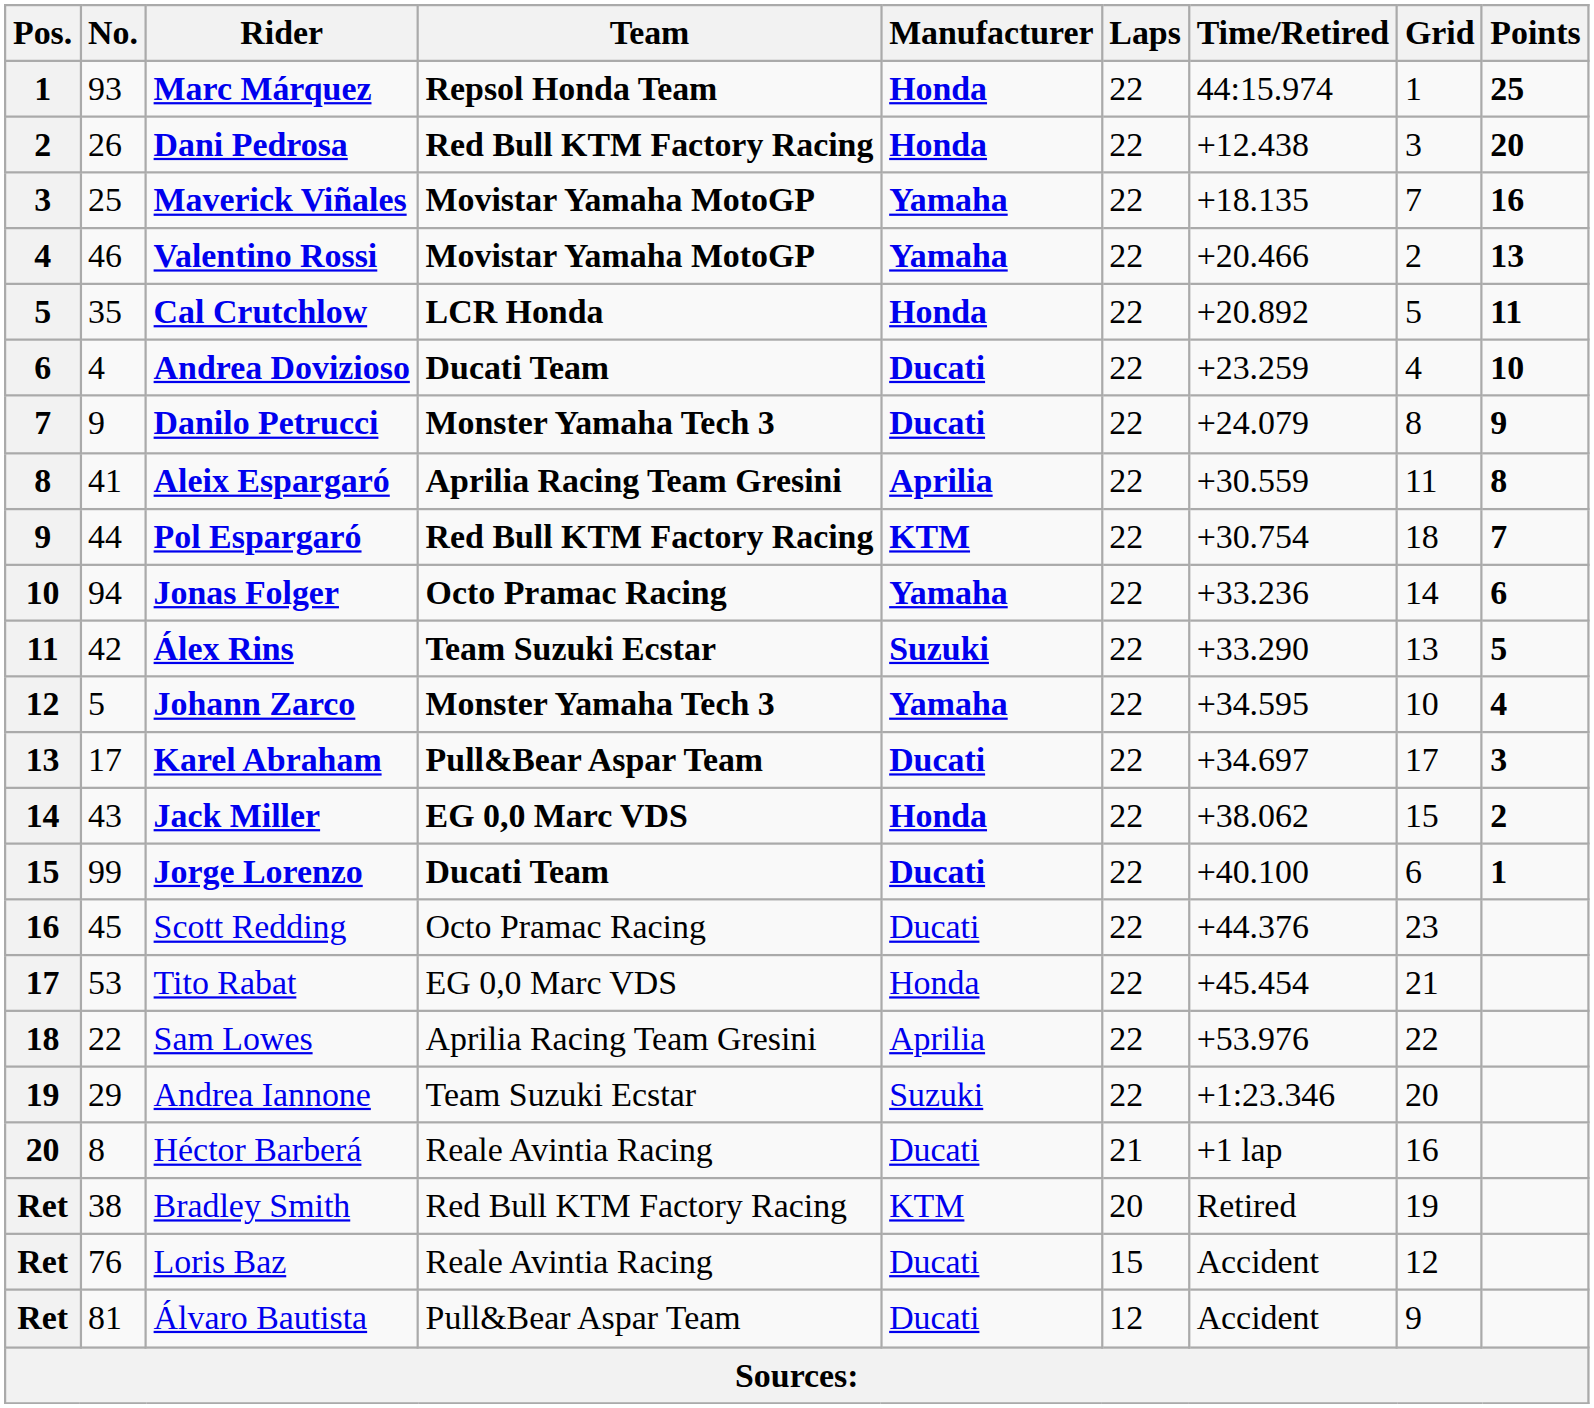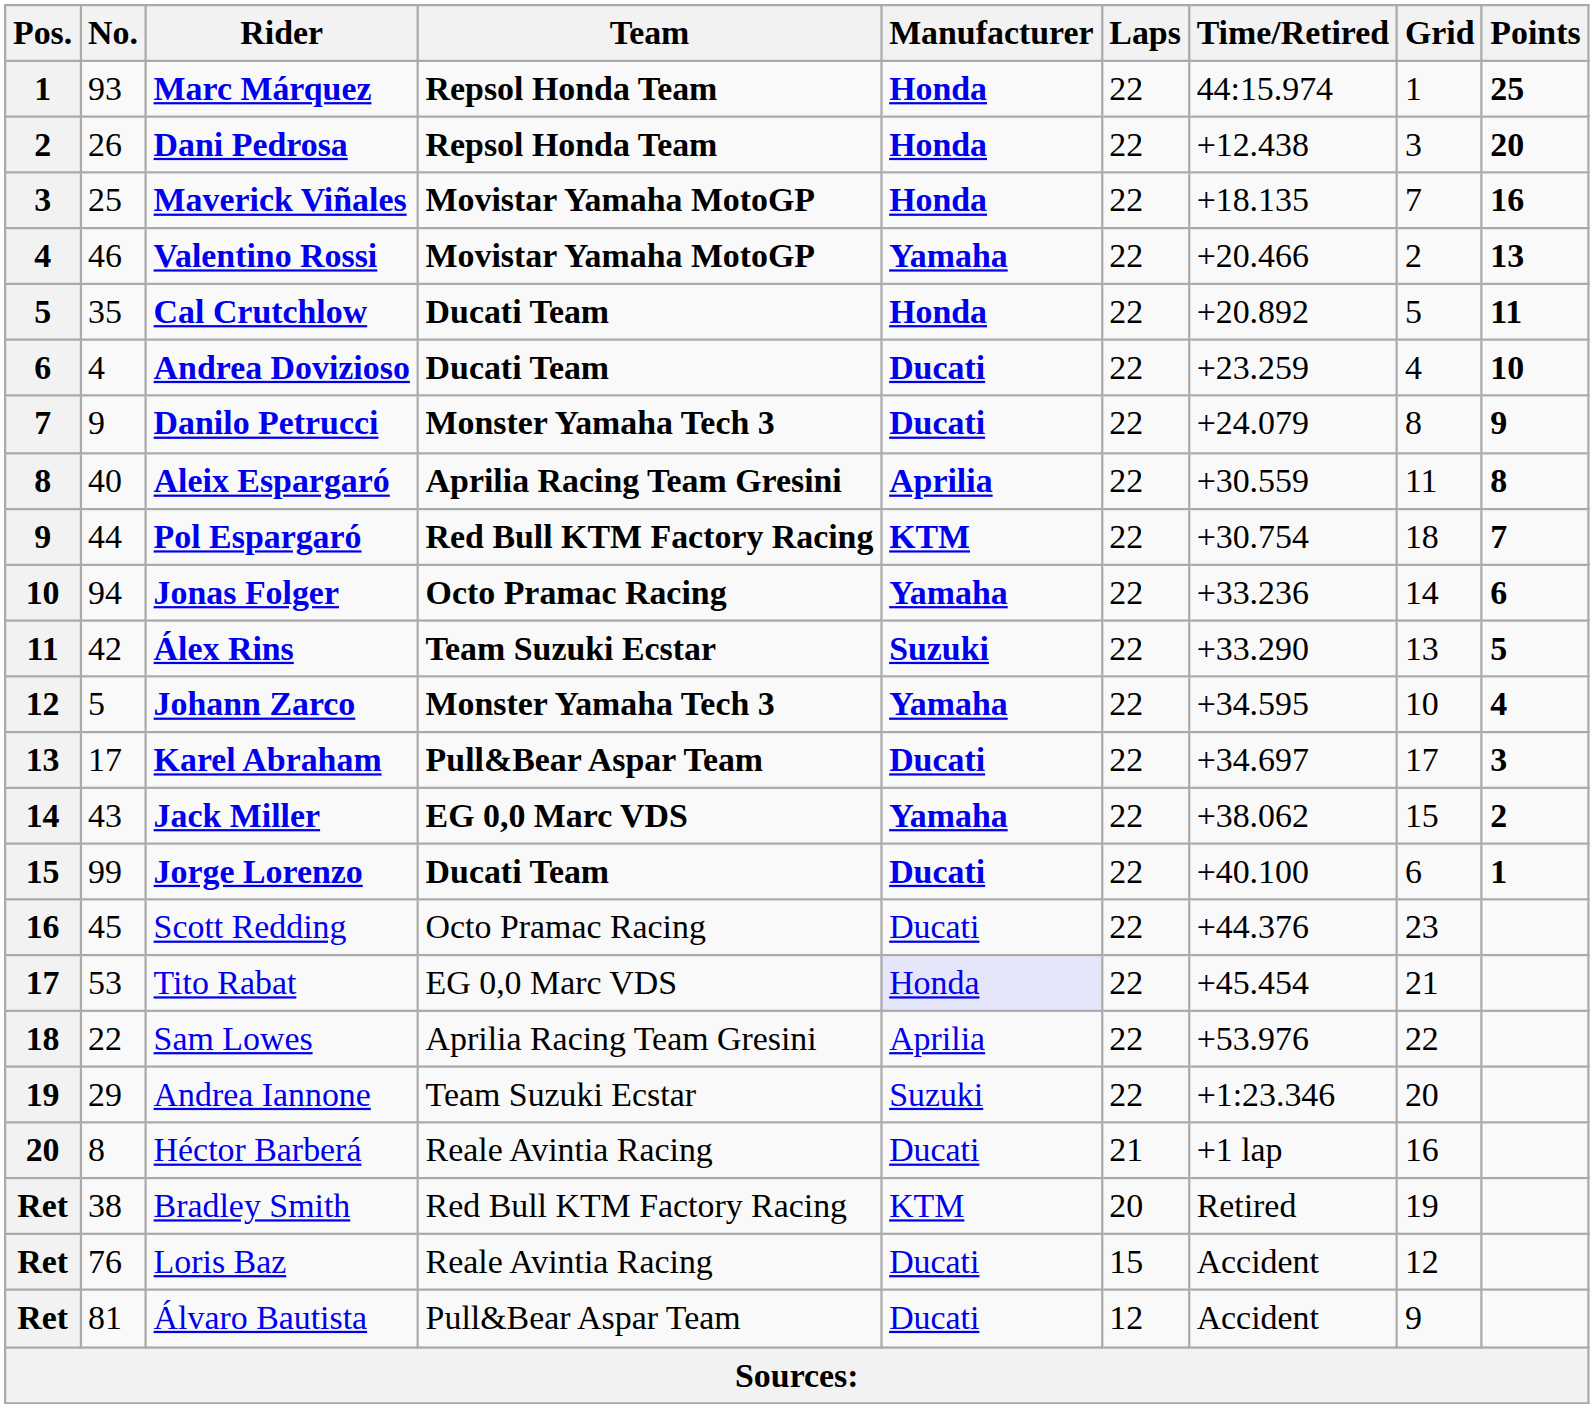(649, 144) Red Bull KTM Factory Racing -> (571, 144) Repsol Honda Team
(948, 200) Yamaha -> (938, 200) Honda
(515, 312) LCR Honda -> (517, 312) Ducati Team
(105, 479) 41 -> (105, 479) 40
(938, 815) Honda -> (948, 815) Yamaha
(934, 982) no background -> (934, 982) lavender background
